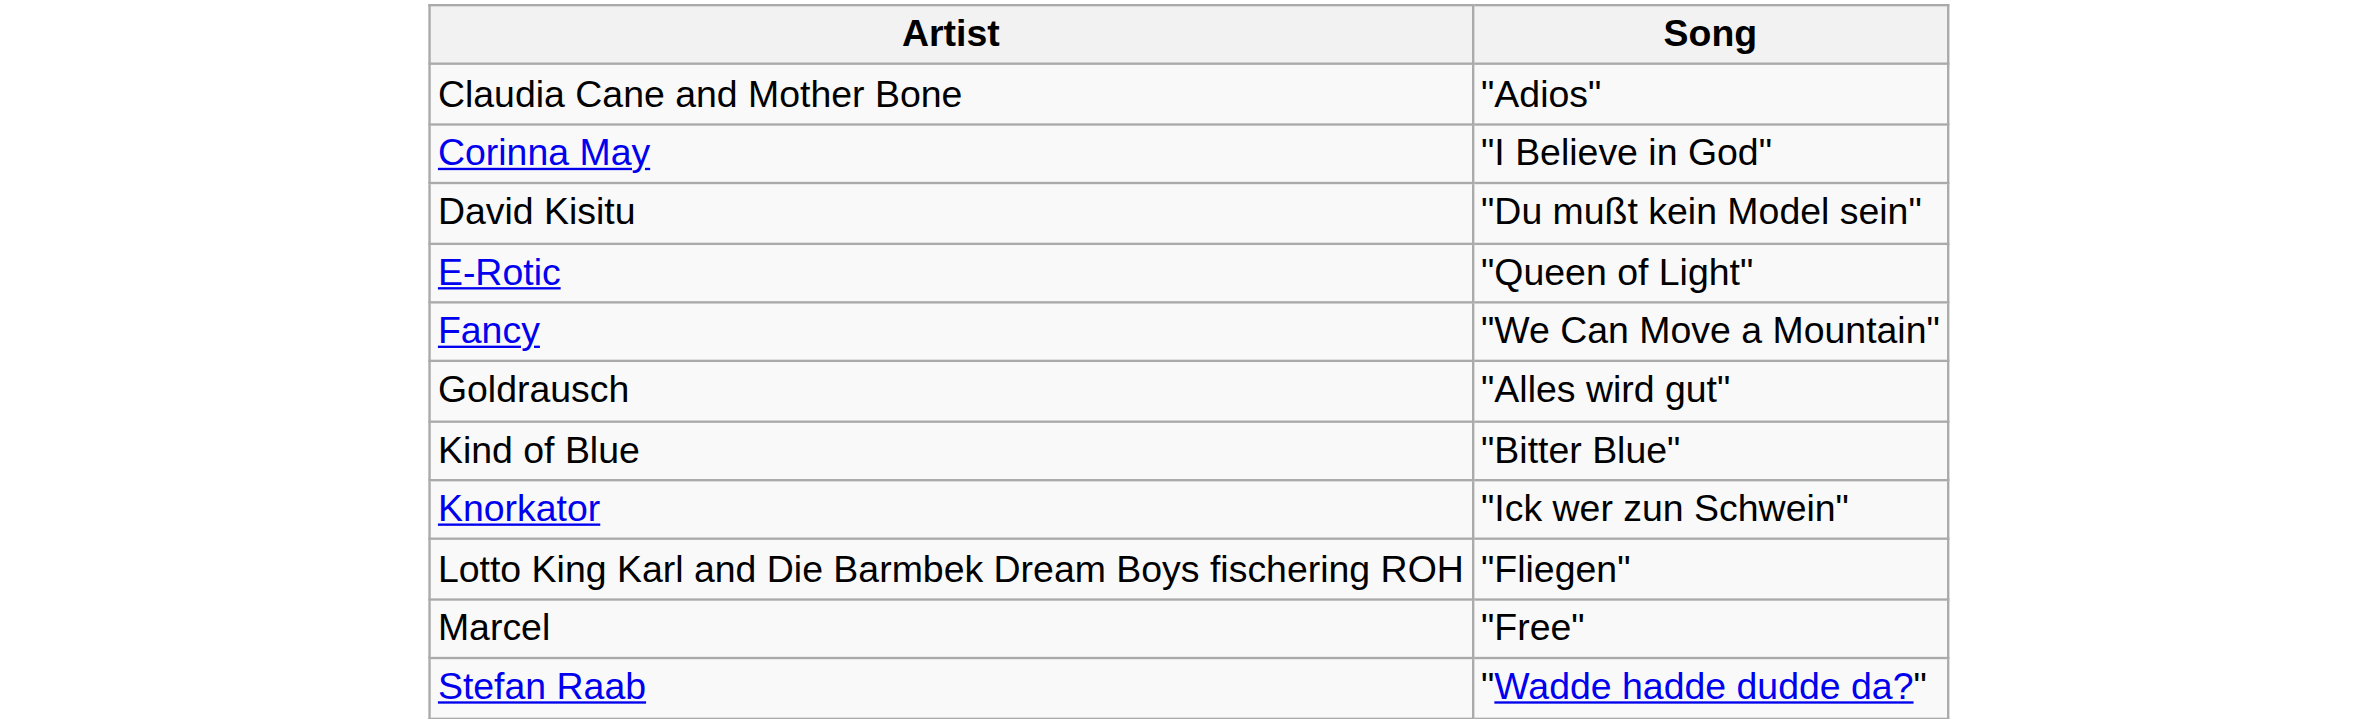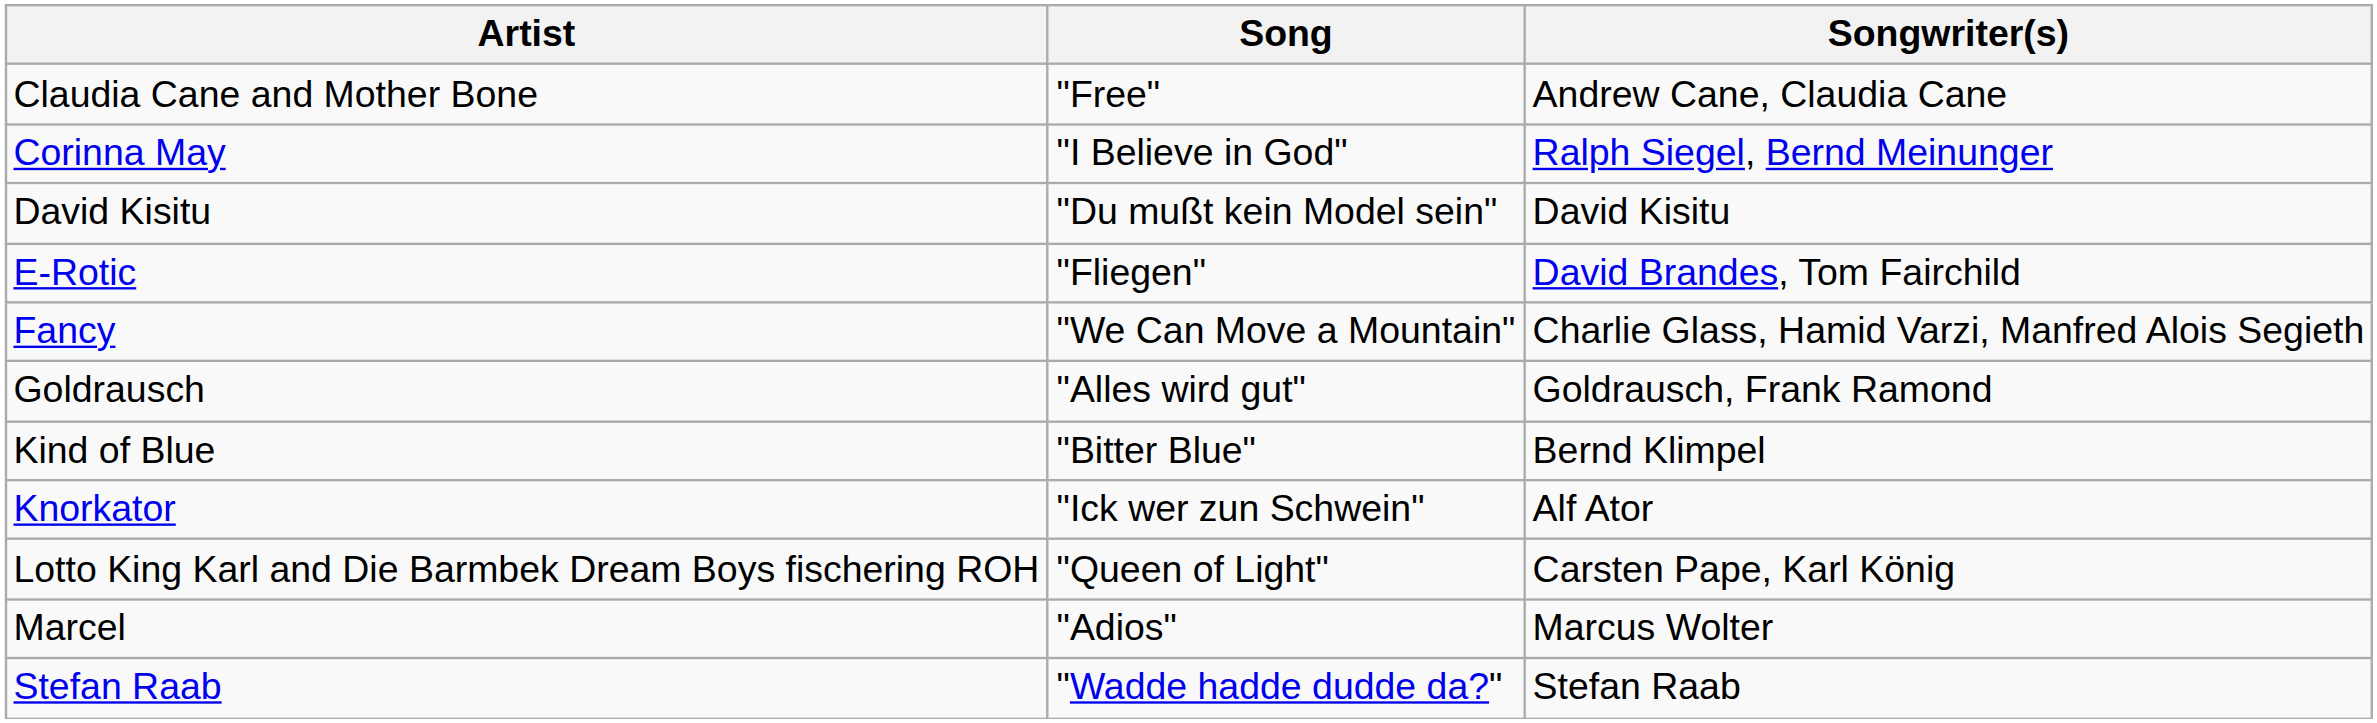+ column: (1948, 34)
(1541, 93) "Adios" -> (1108, 93) "Free"
(1617, 271) "Queen of Light" -> (1131, 271) "Fliegen"
(1556, 568) "Fliegen" -> (1193, 568) "Queen of Light"
(1533, 627) "Free" -> (1117, 627) "Adios"
